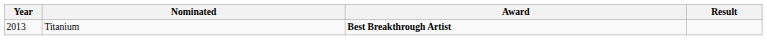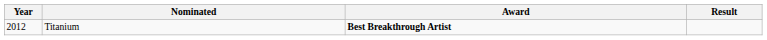(16, 27) 2013 -> (16, 27) 2012
